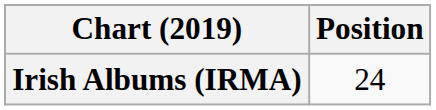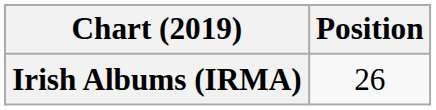(370, 78) 24 -> (370, 78) 26
